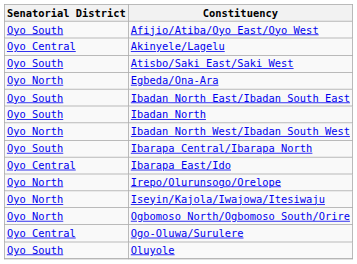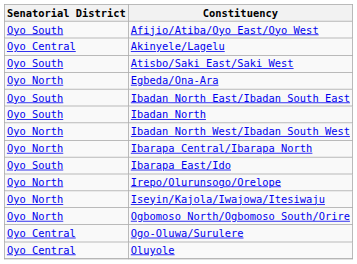(35, 148) Oyo South -> (35, 148) Oyo North
(41, 165) Oyo Central -> (35, 165) Oyo South
(35, 250) Oyo South -> (41, 250) Oyo Central
